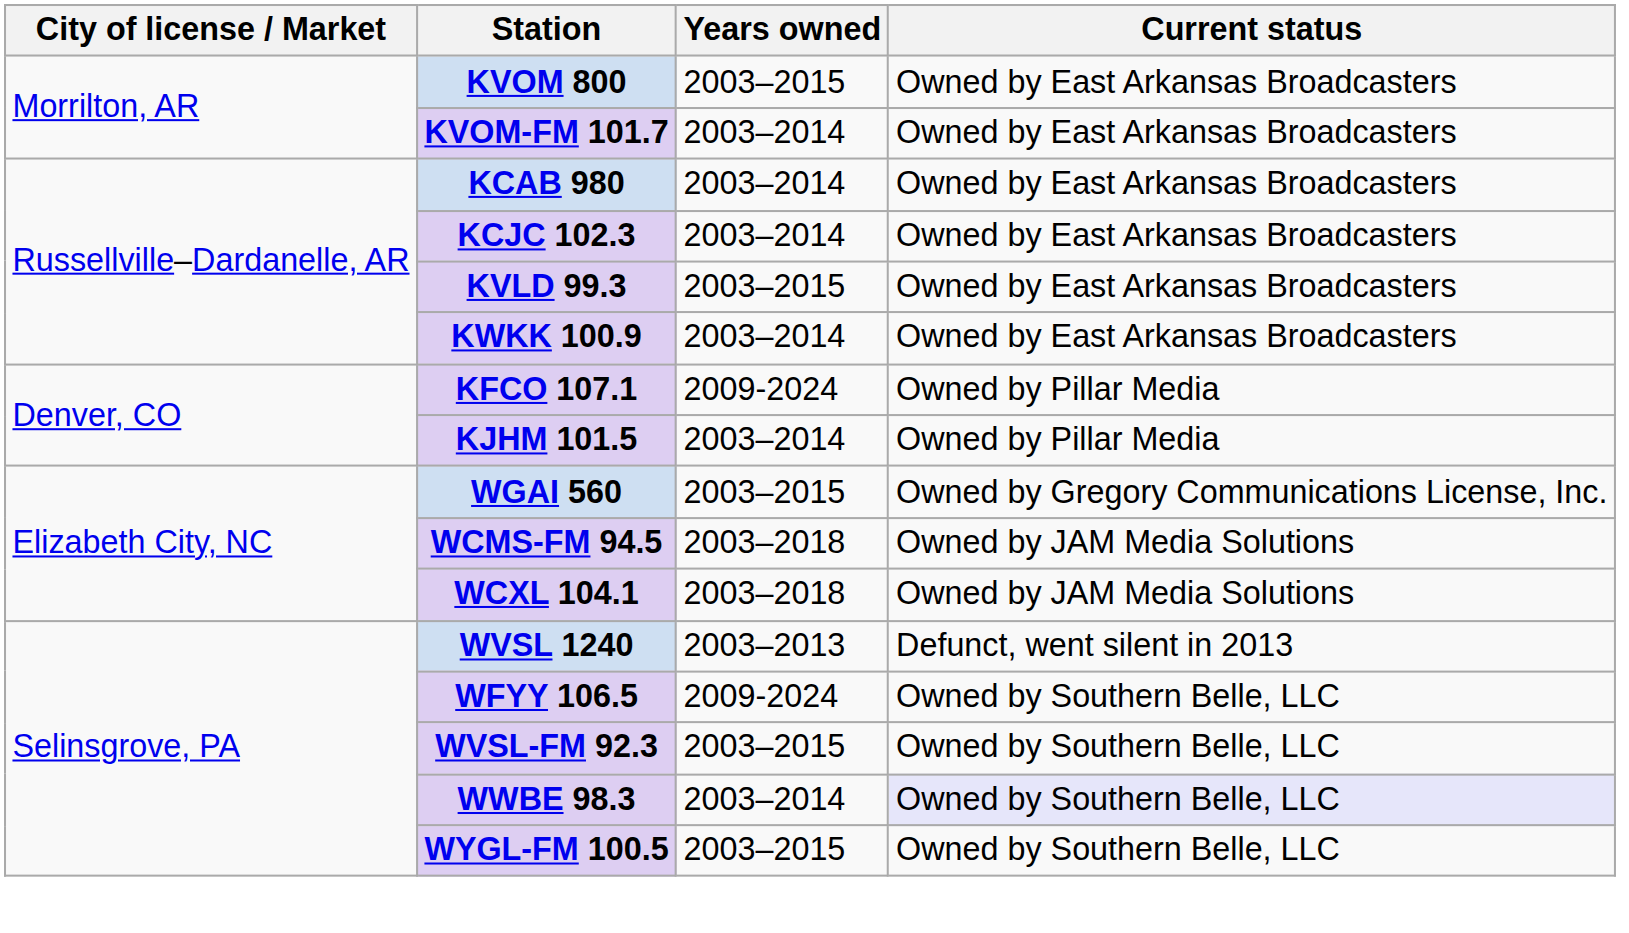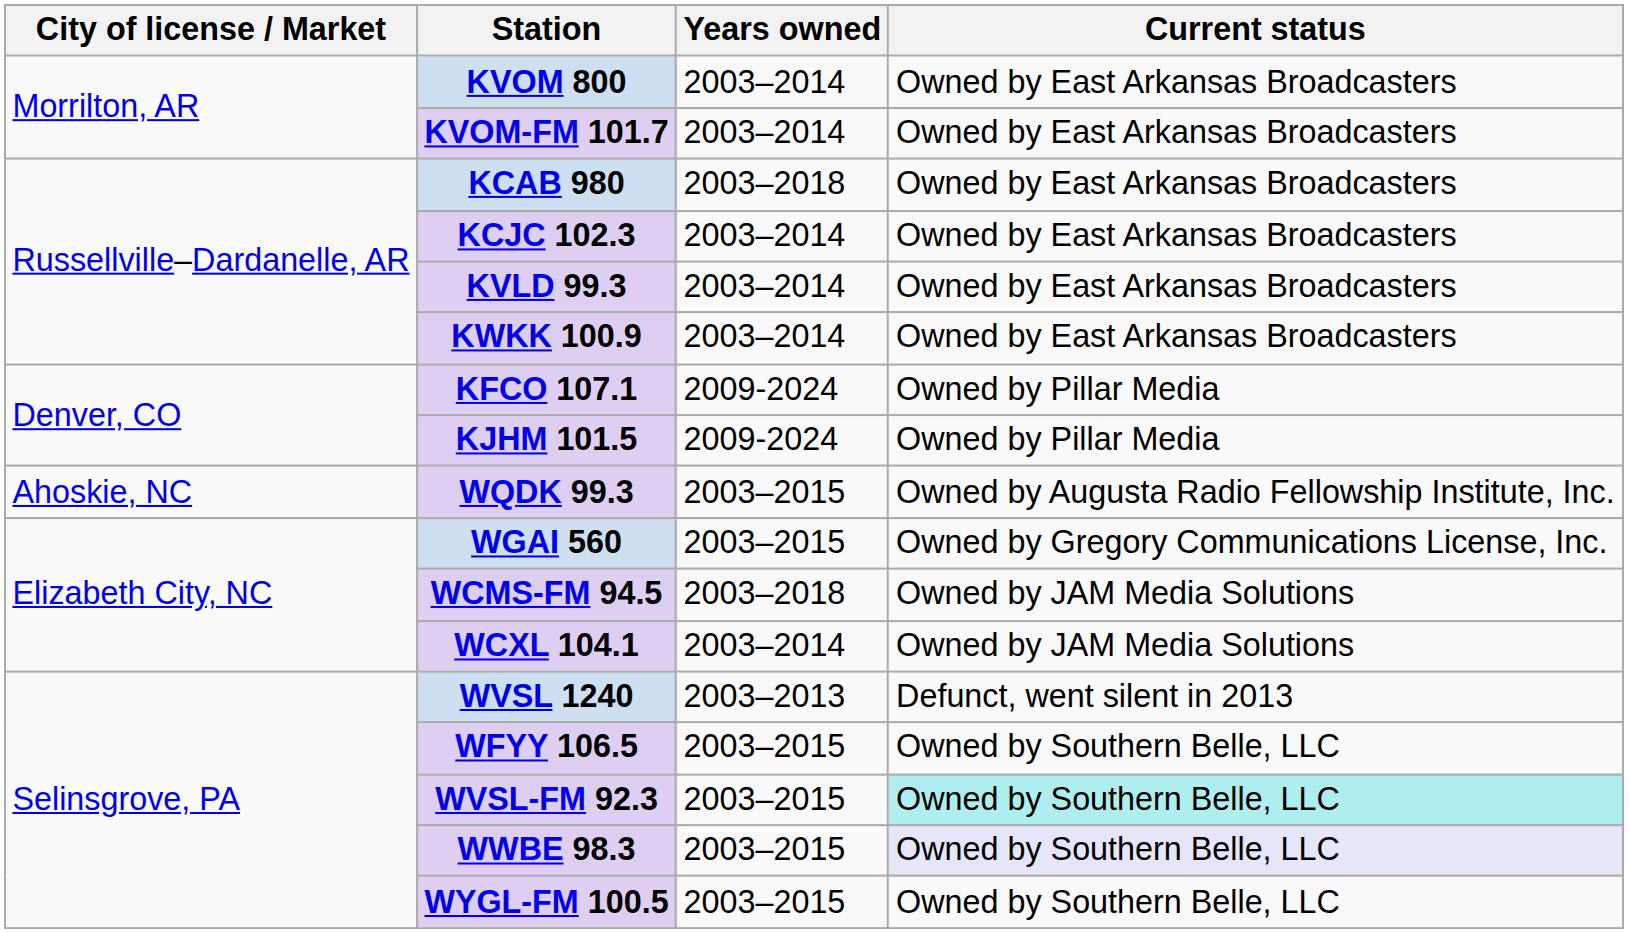(764, 81) 2003–2015 -> (764, 81) 2003–2014
(764, 183) 2003–2014 -> (764, 183) 2003–2018
(764, 286) 2003–2015 -> (764, 286) 2003–2014
(764, 440) 2003–2014 -> (761, 440) 2009-2024
+ row: (547, 491)
(764, 593) 2003–2018 -> (764, 645) 2003–2014
(761, 696) 2009-2024 -> (764, 747) 2003–2015
(1118, 747) no background -> (1118, 798) paleturquoise background
(764, 798) 2003–2014 -> (764, 850) 2003–2015
